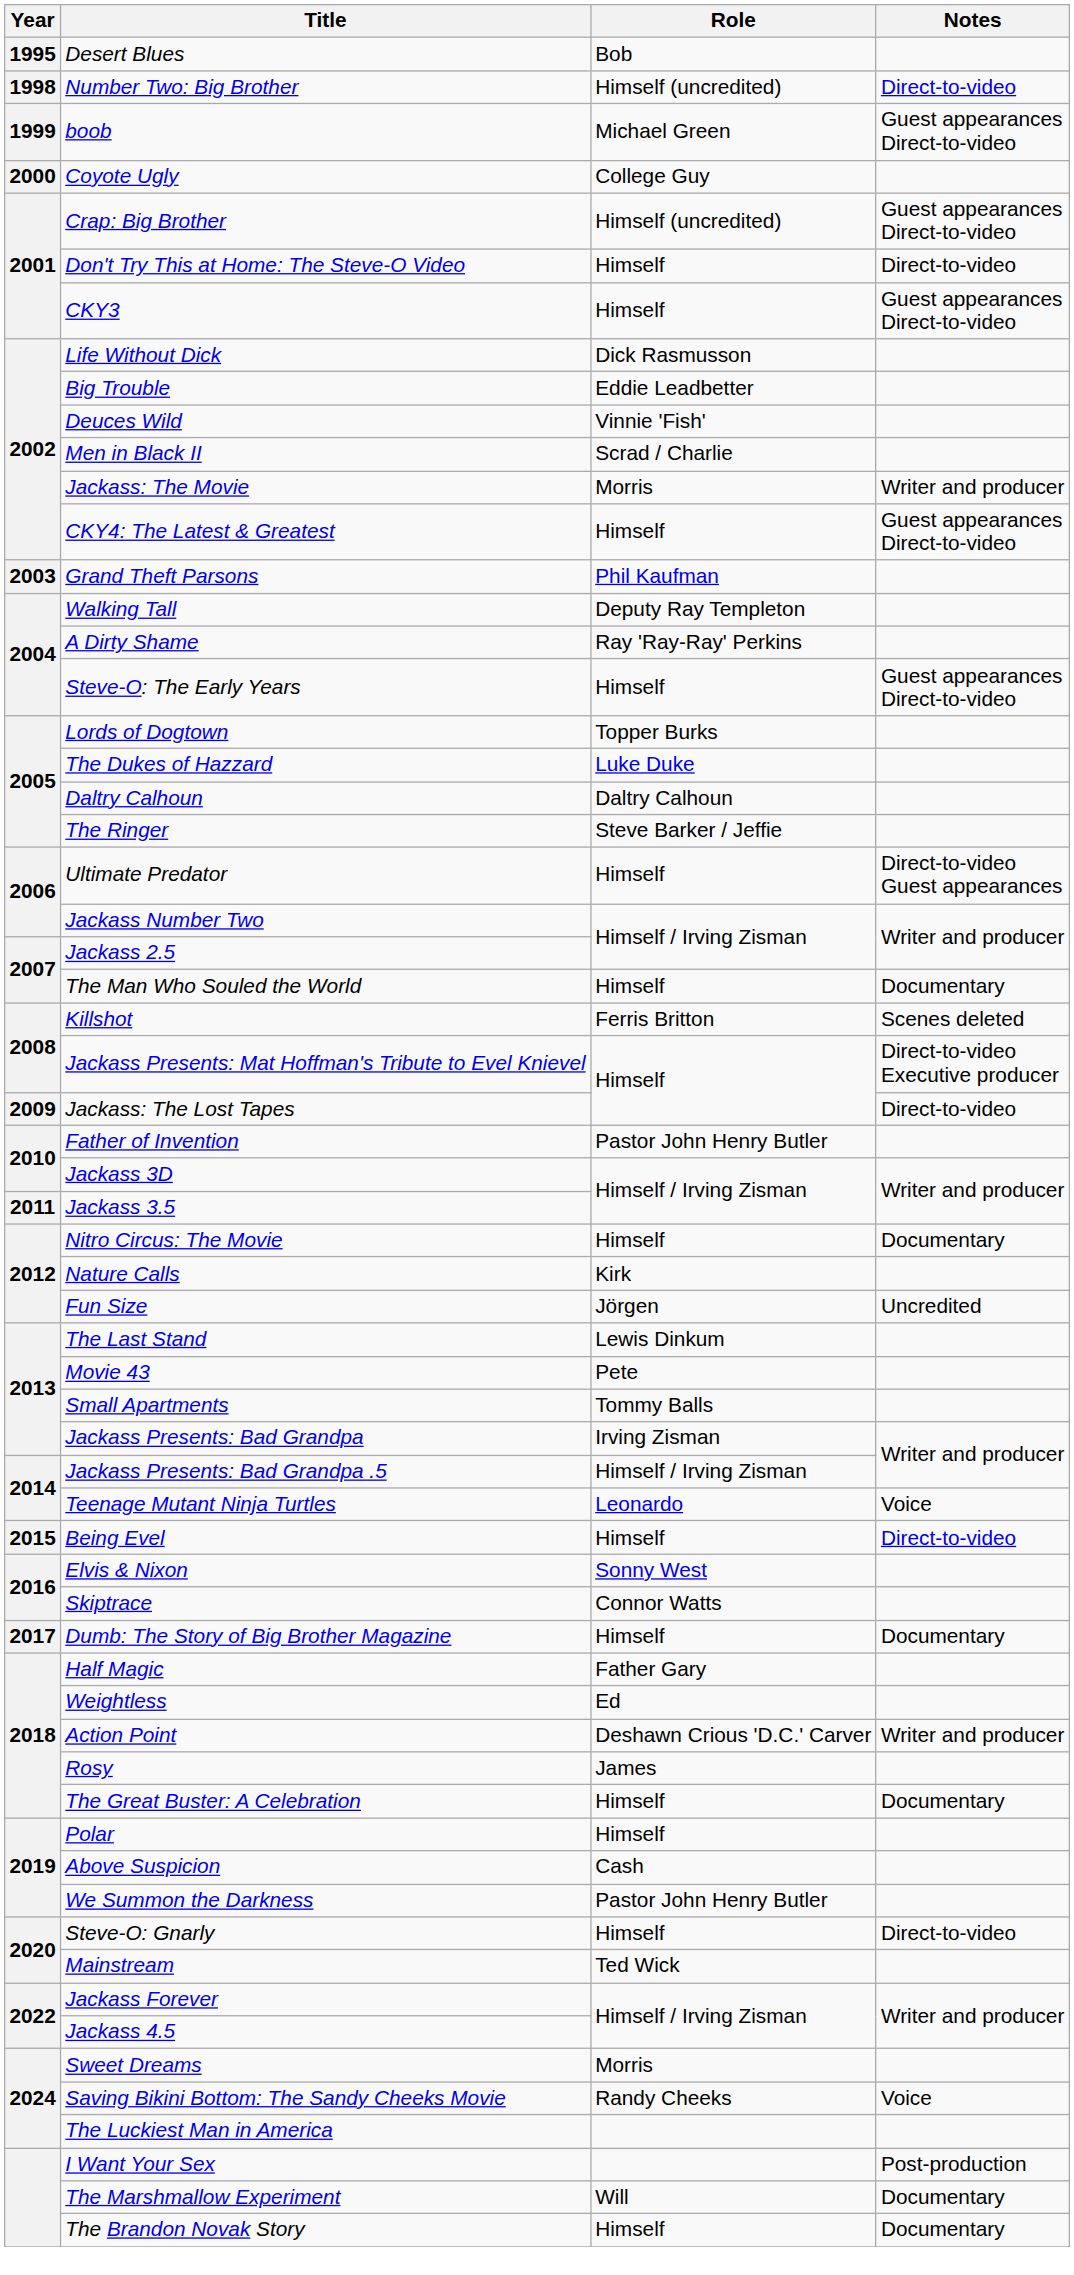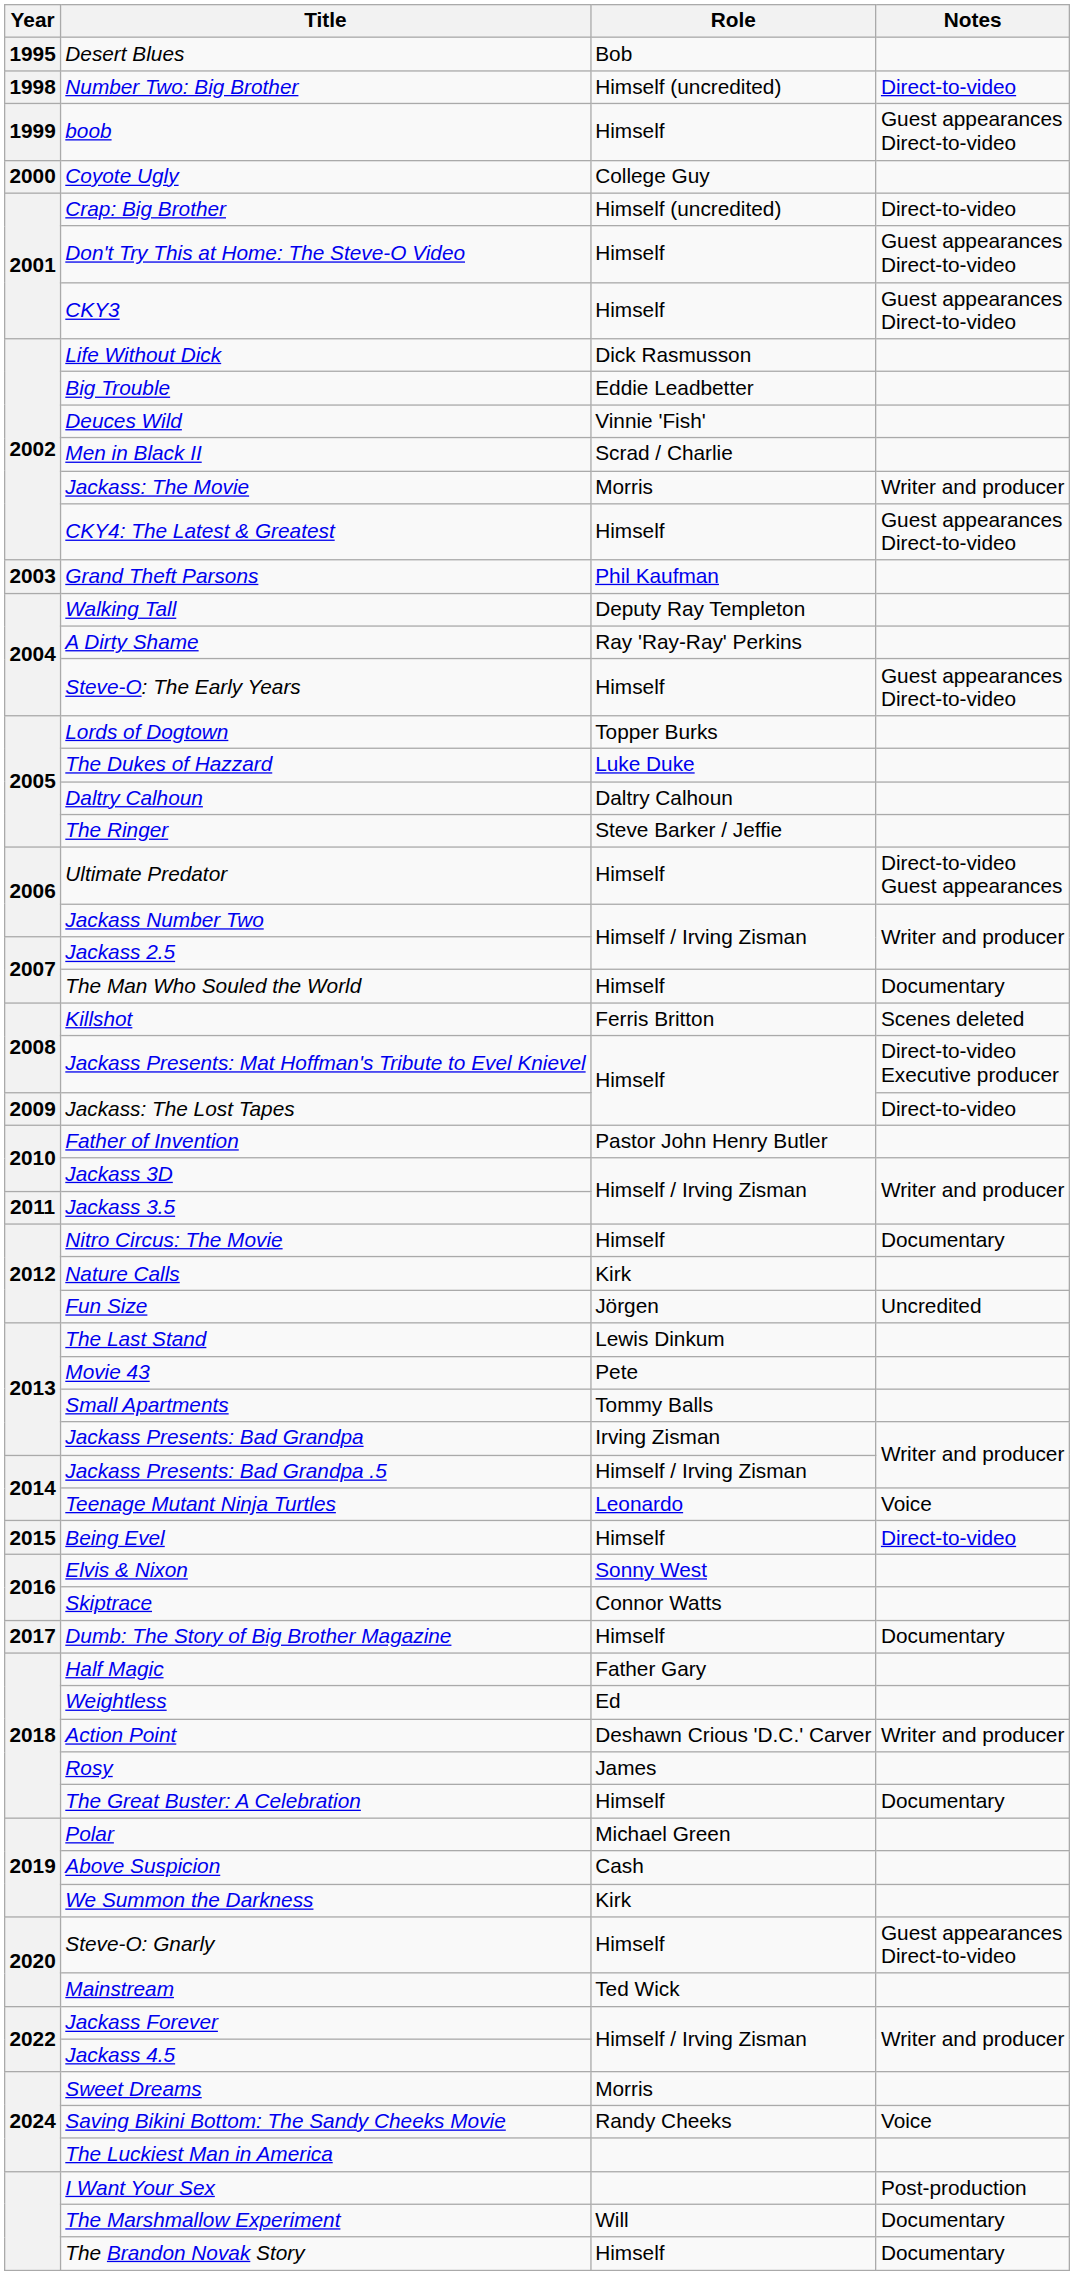(663, 131) Michael Green -> (630, 131) Himself
(972, 221) Guest appearances Direct-to-video -> (949, 209) Direct-to-video
(949, 265) Direct-to-video -> (972, 254) Guest appearances Direct-to-video
(630, 1834) Himself -> (663, 1834) Michael Green
(711, 1900) Pastor John Henry Butler -> (613, 1900) Kirk
(949, 1933) Direct-to-video -> (972, 1944) Guest appearances Direct-to-video
